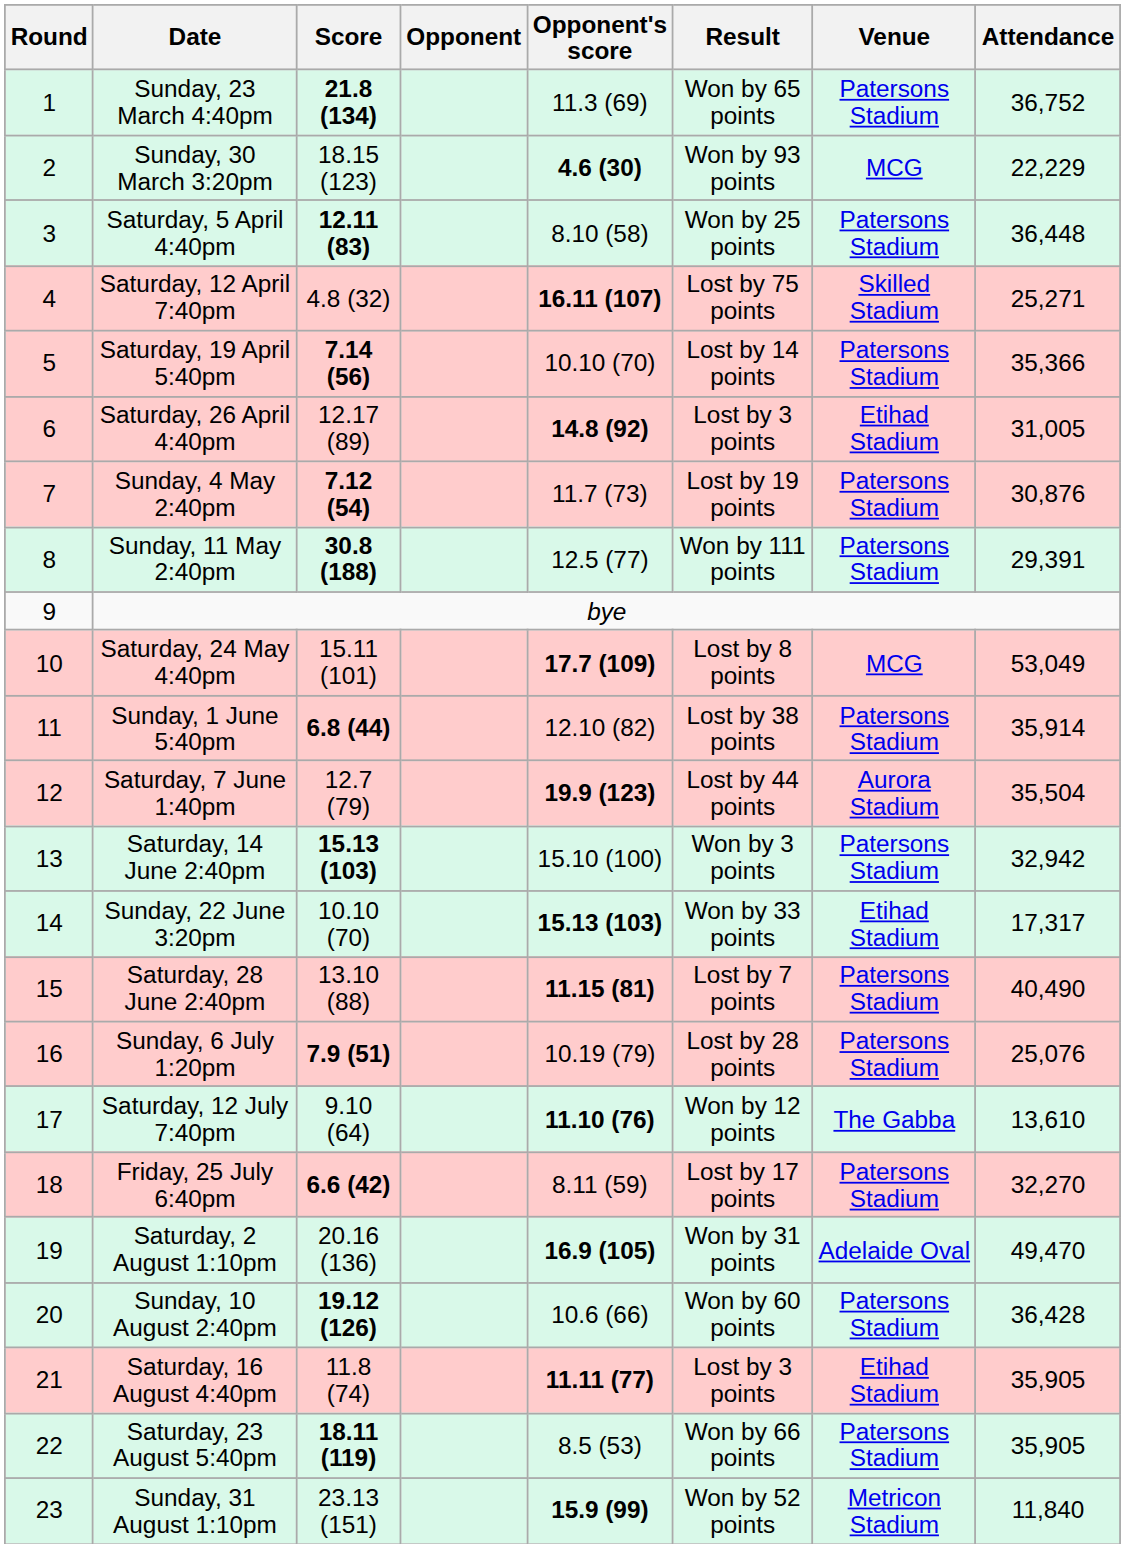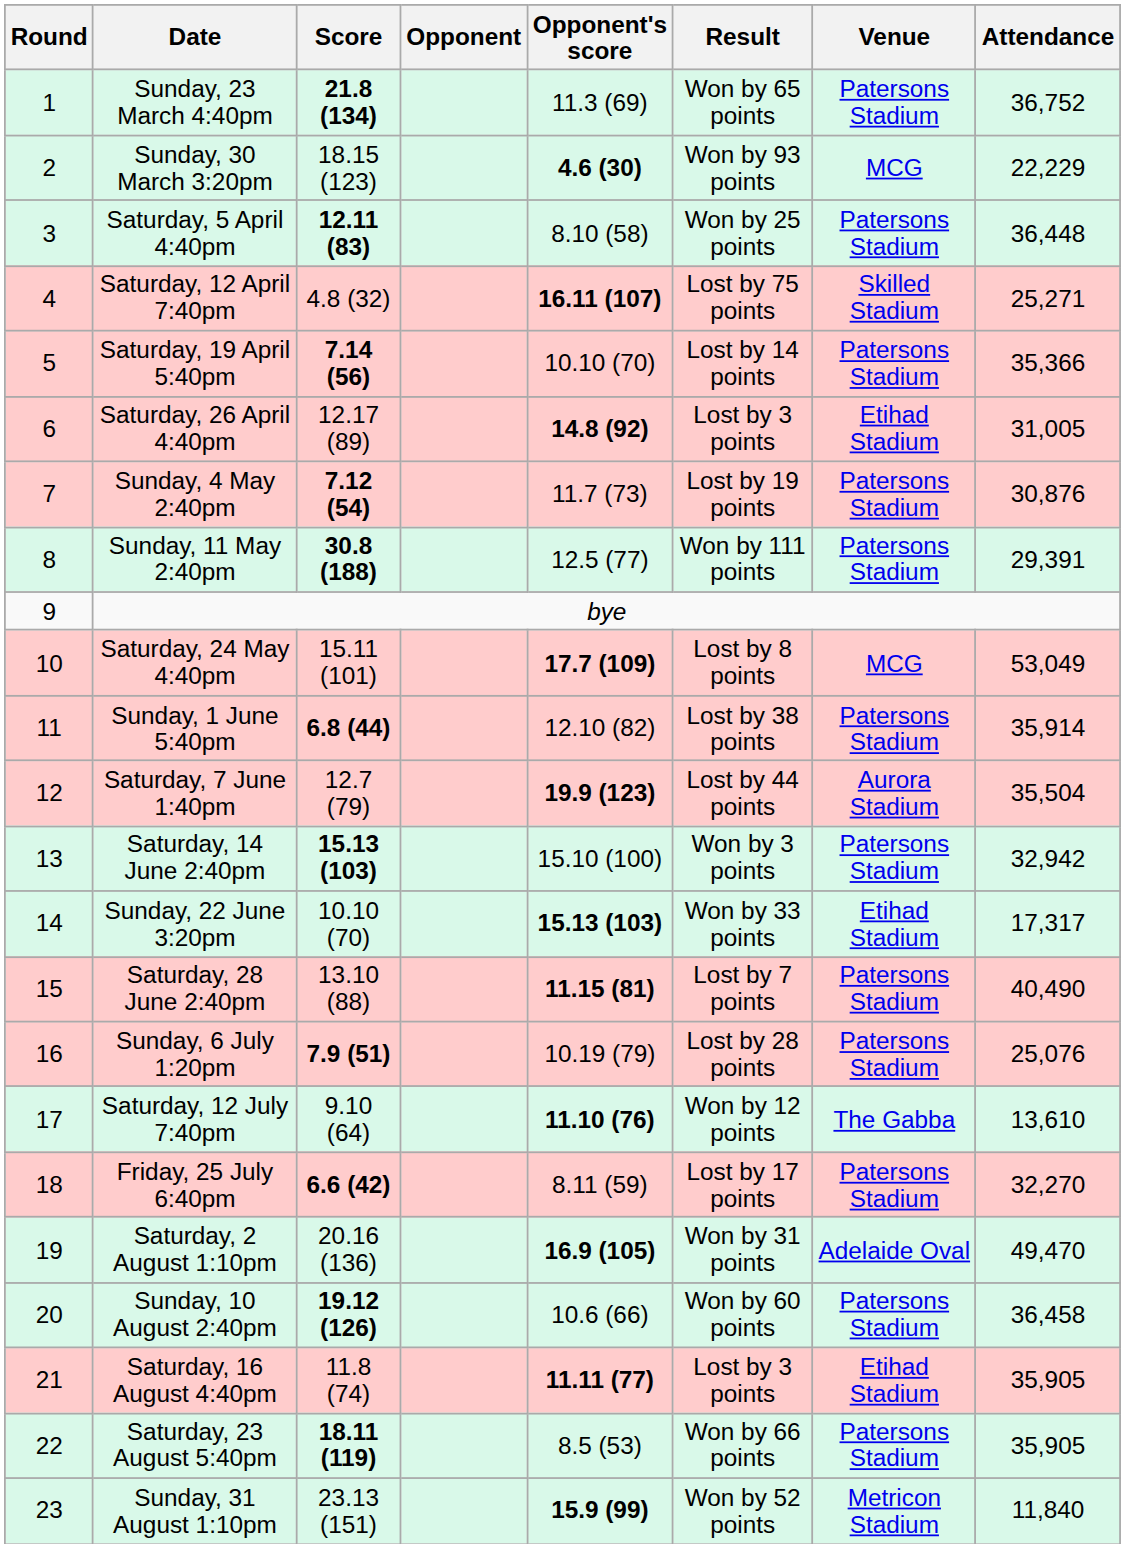(1048, 1315) 36,428 -> (1048, 1315) 36,458
